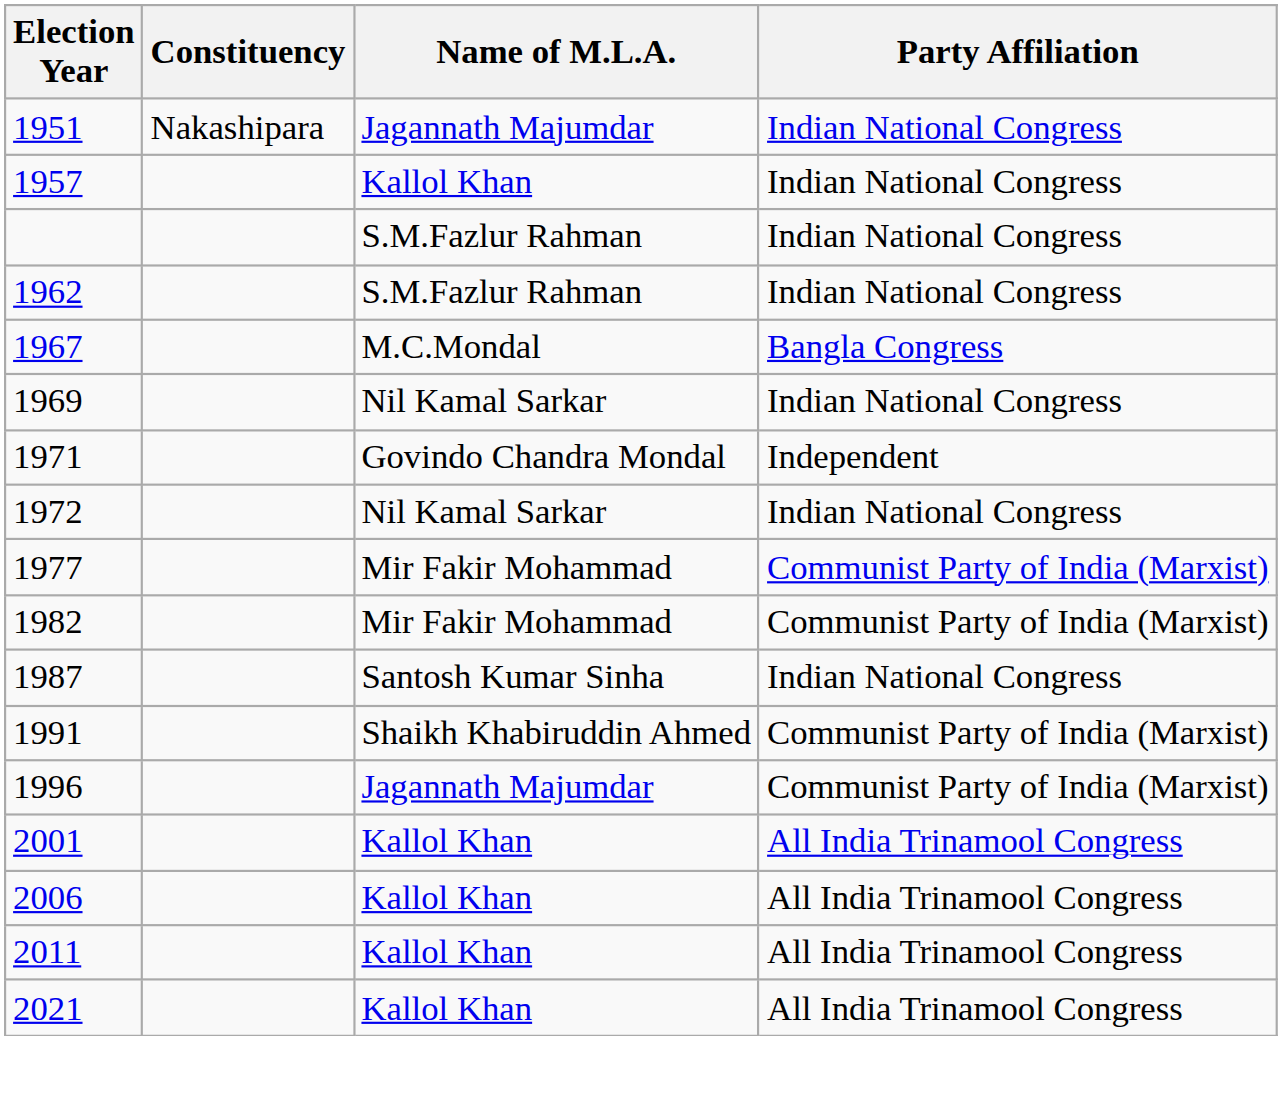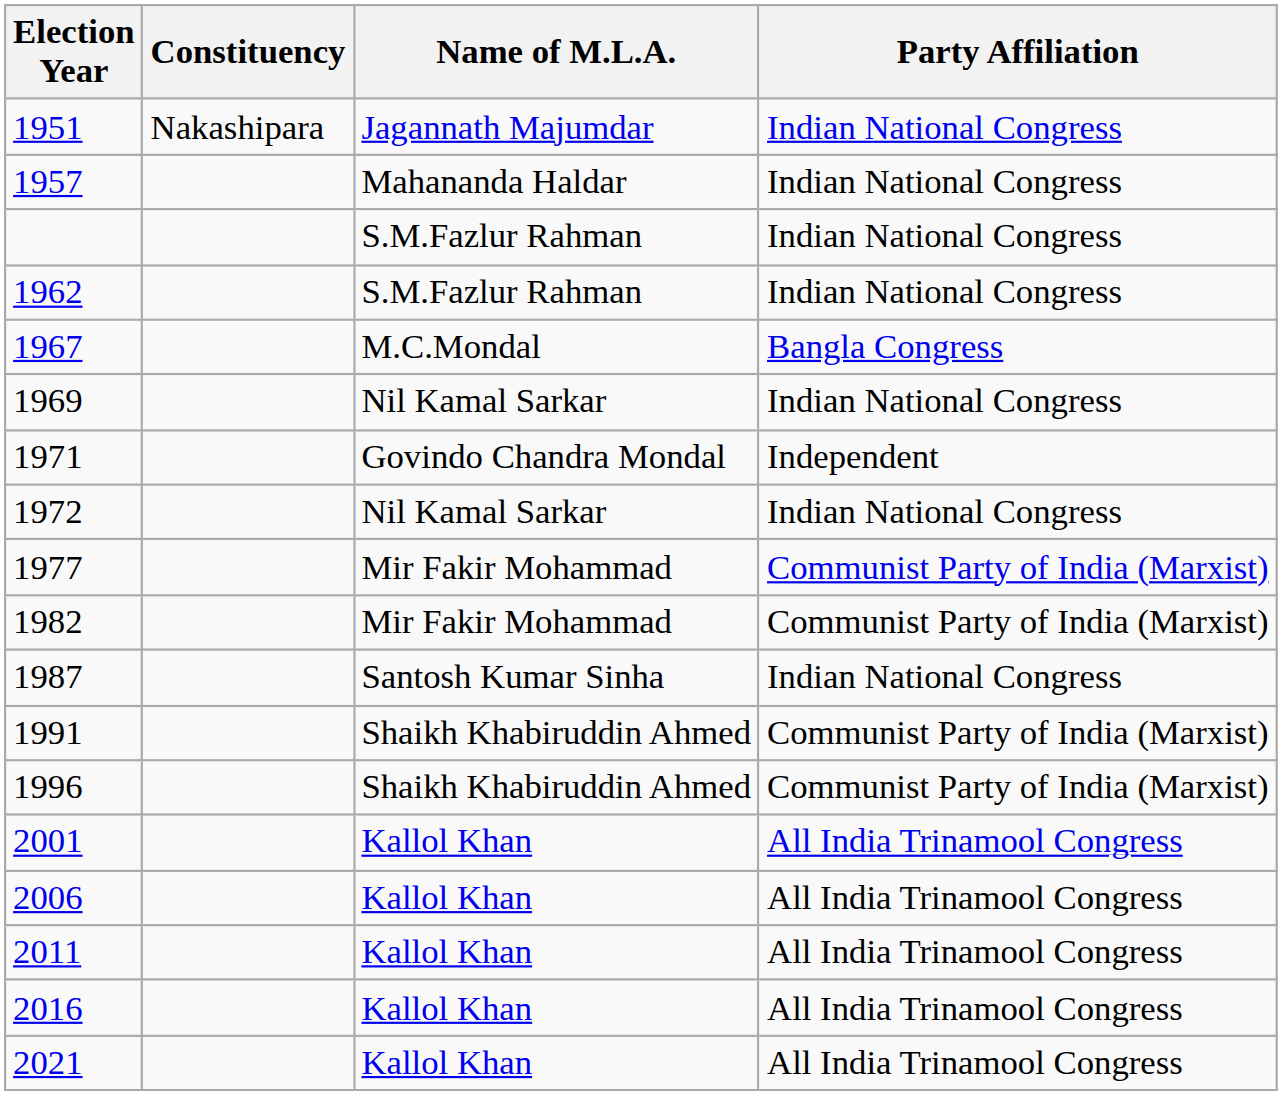(447, 181) Kallol Khan -> (494, 181) Mahananda Haldar
(508, 786) Jagannath Majumdar -> (556, 786) Shaikh Khabiruddin Ahmed
+ row: (48, 1007)
